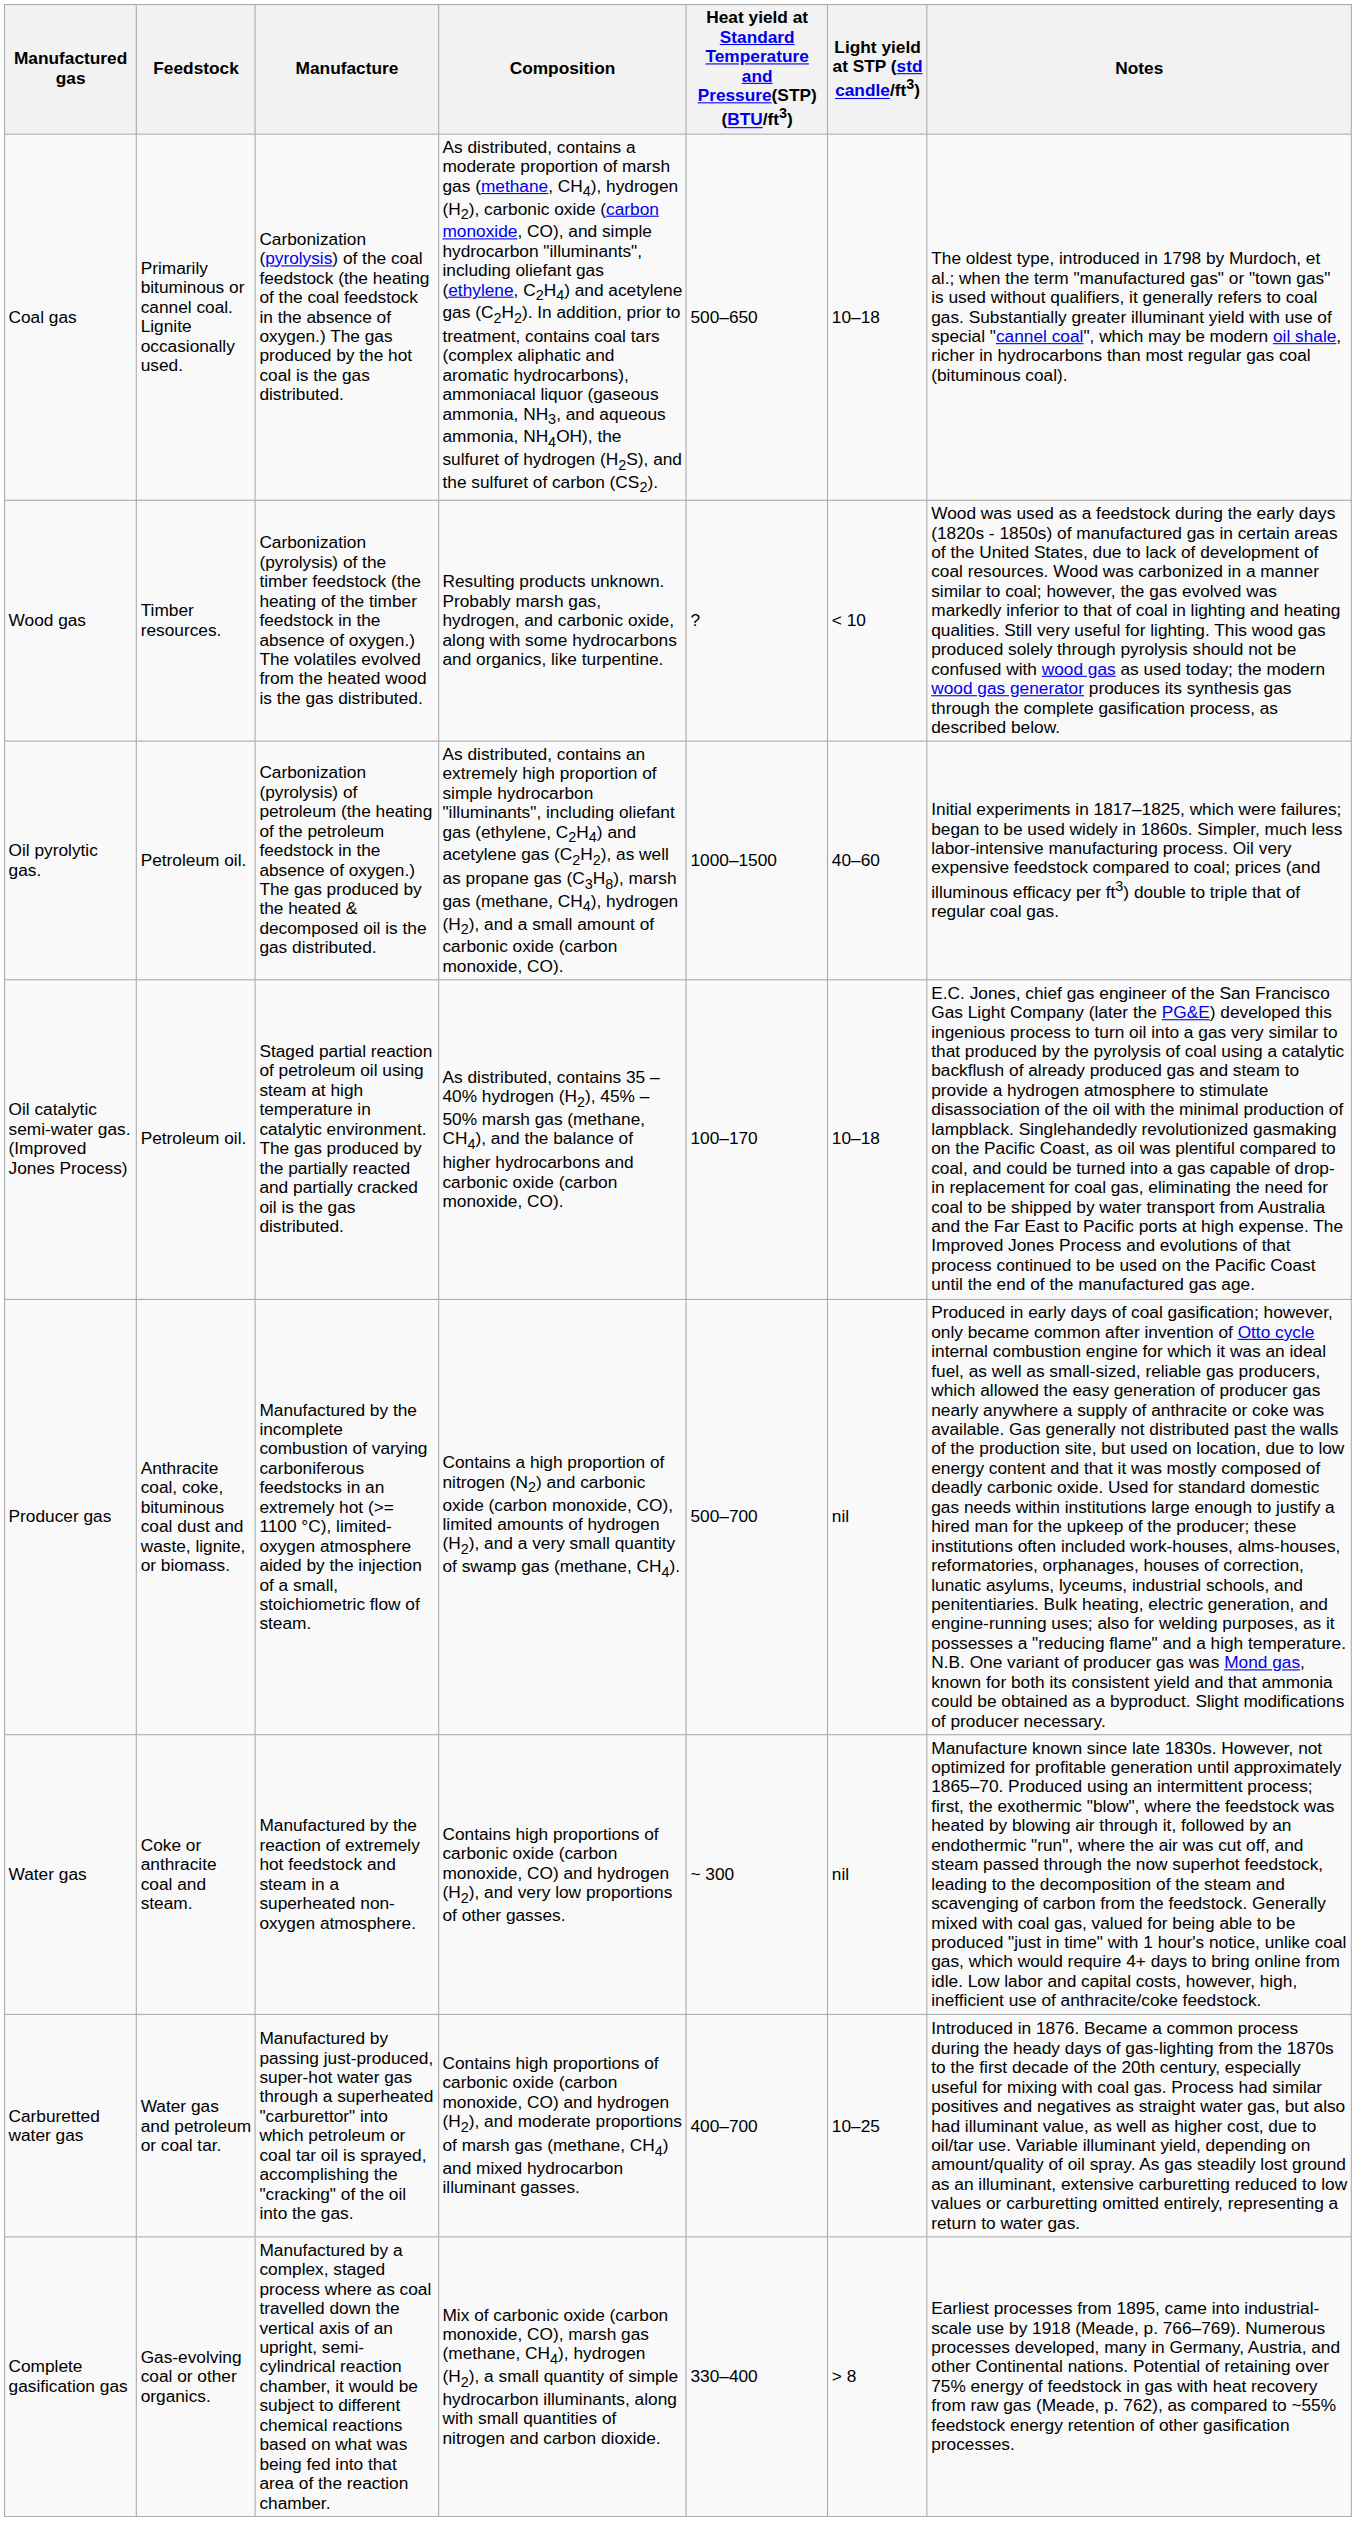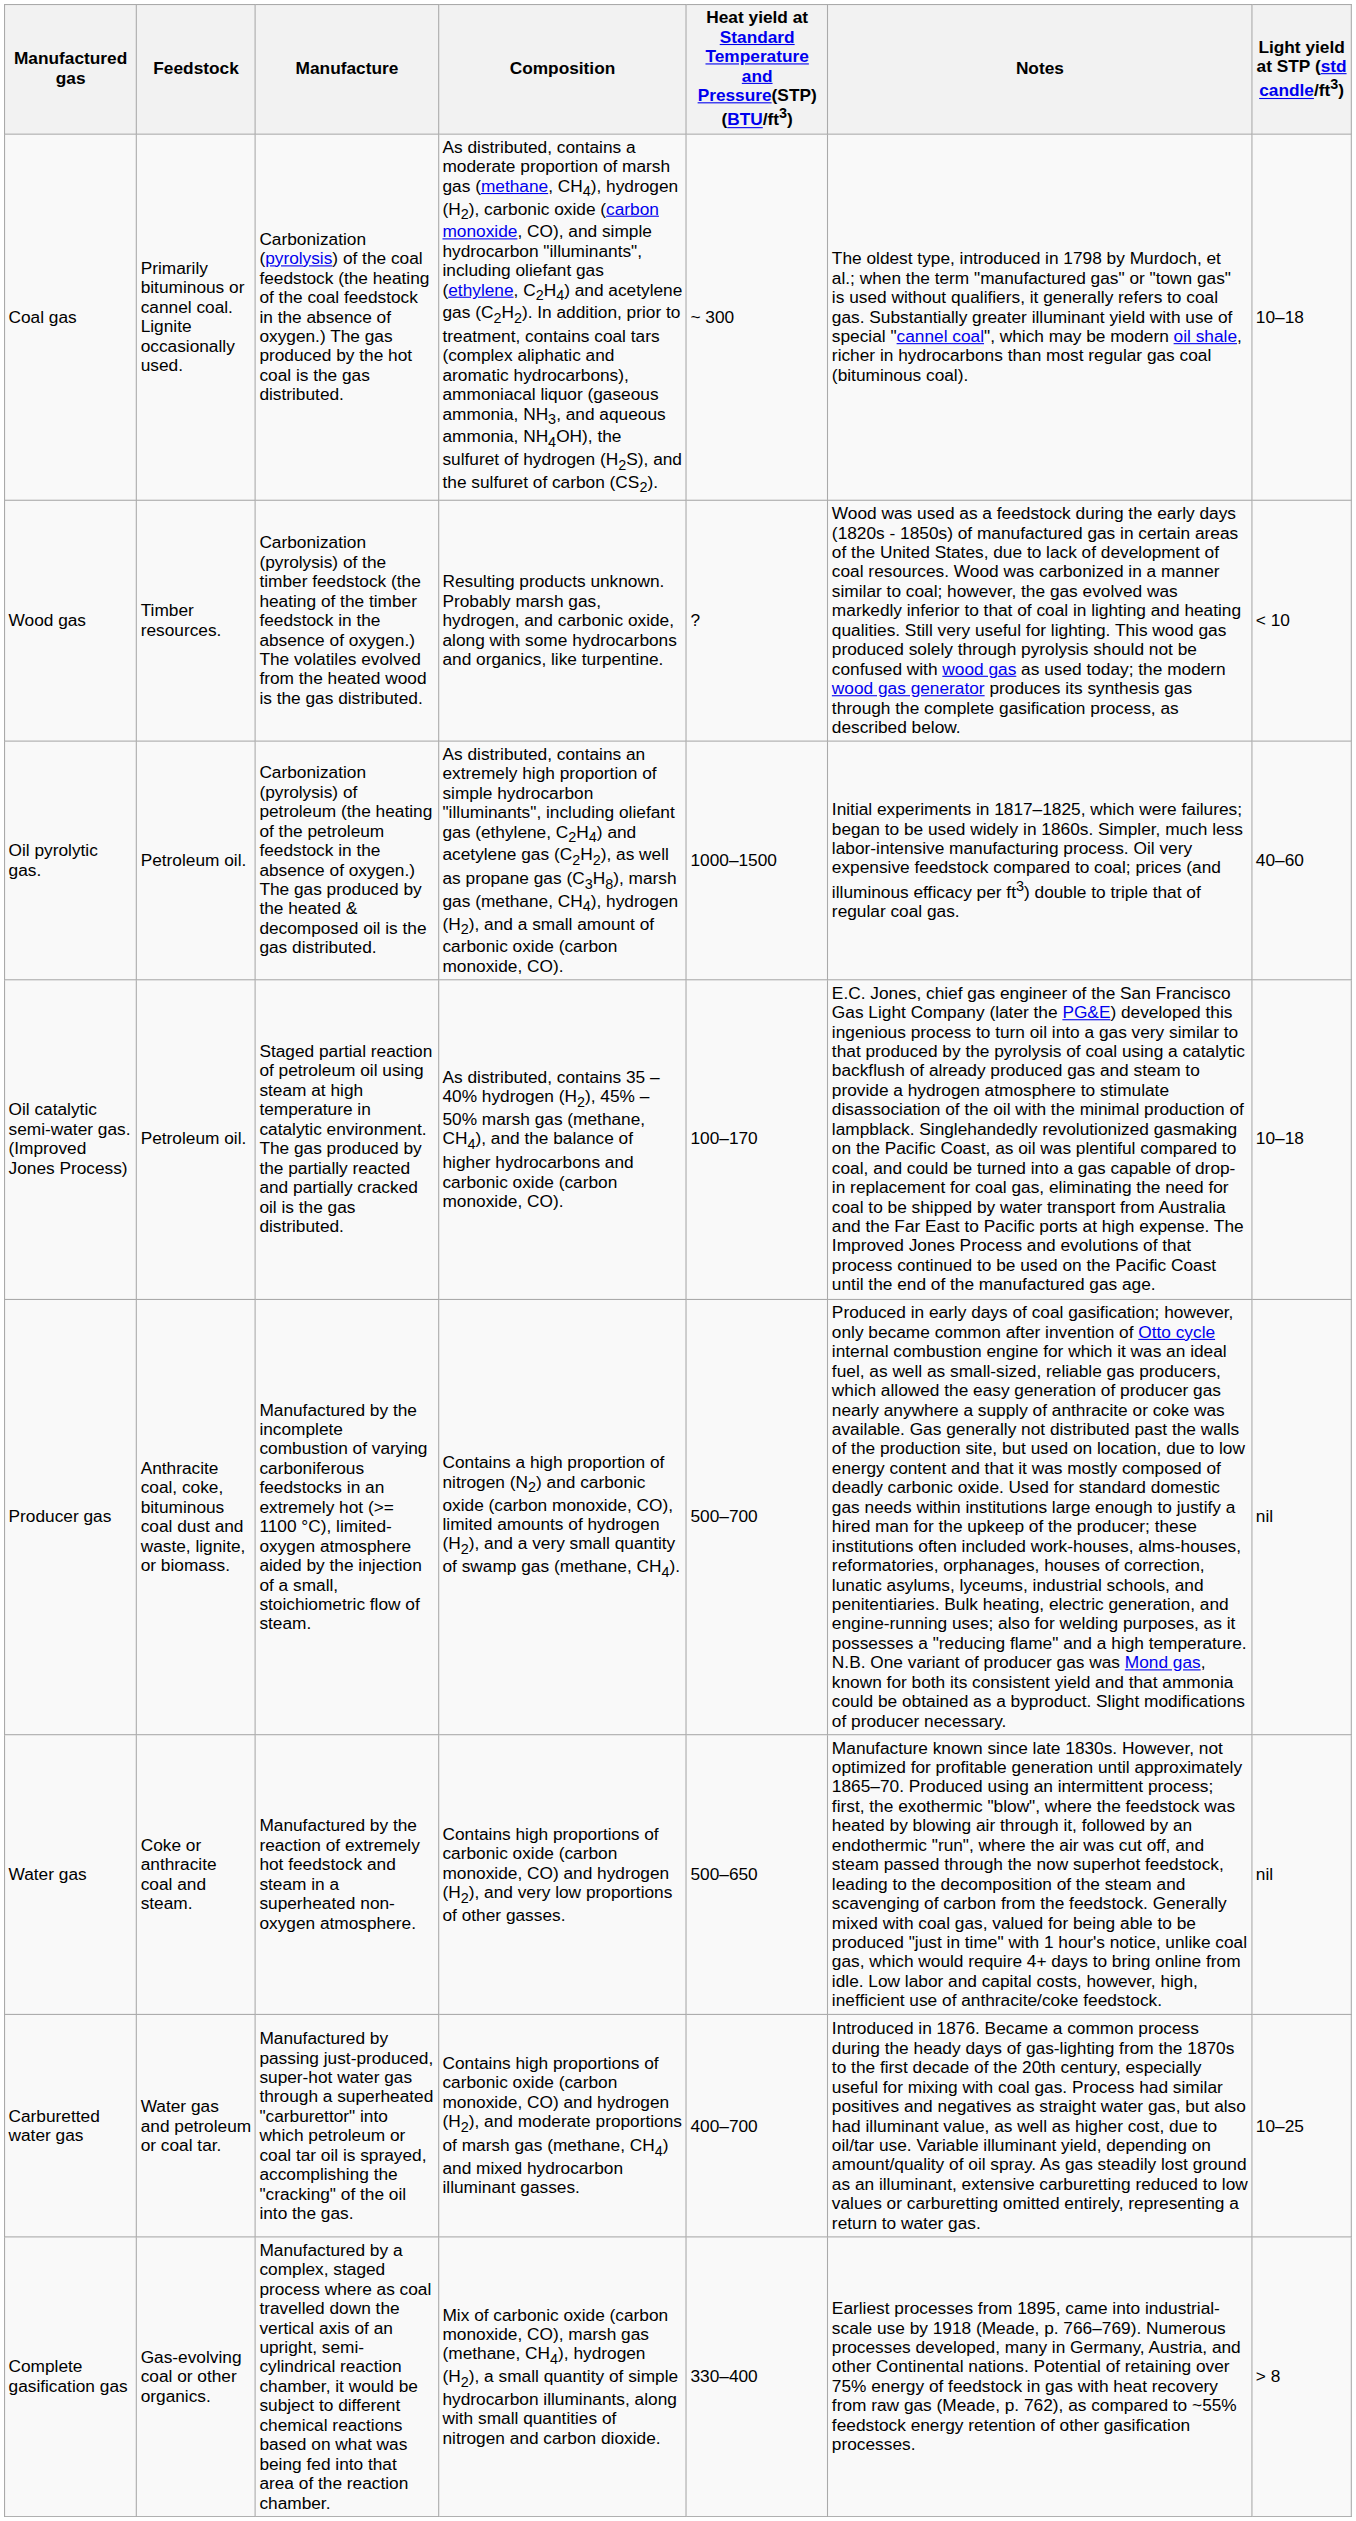columns swapped: (878, 69) <-> (1139, 69)
(724, 316) 500–650 -> (712, 316) ~ 300
(712, 1874) ~ 300 -> (724, 1874) 500–650
